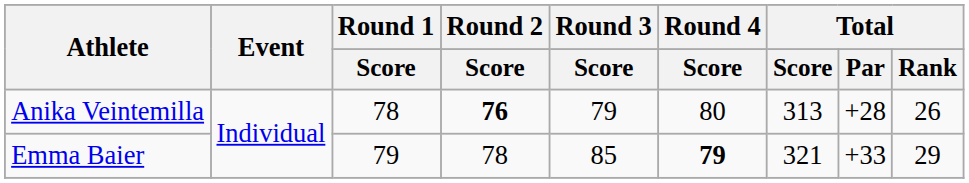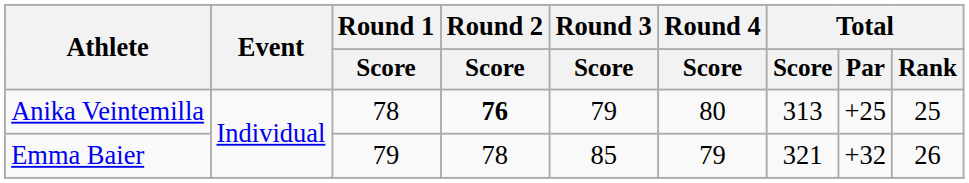(865, 111) +28 -> (865, 111) +25
(928, 111) 26 -> (928, 111) 25
(713, 155) bold -> (713, 155) normal
(865, 155) +33 -> (865, 155) +32
(928, 155) 29 -> (928, 155) 26
